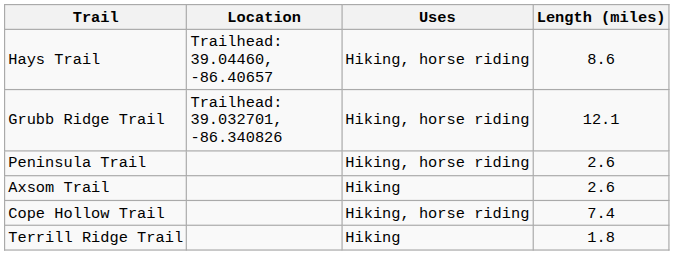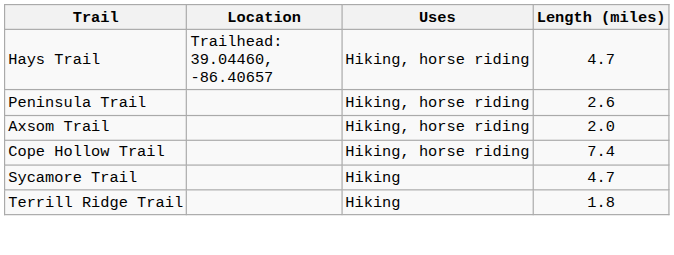(601, 60) 8.6 -> (601, 60) 4.7
- row: (86, 120)
(373, 188) Hiking -> (437, 127) Hiking, horse riding
(601, 188) 2.6 -> (601, 127) 2.0
+ row: (73, 177)
